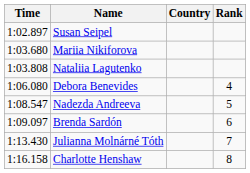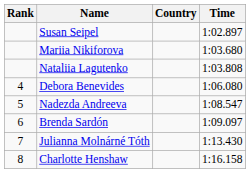columns swapped: (229, 13) <-> (27, 13)
